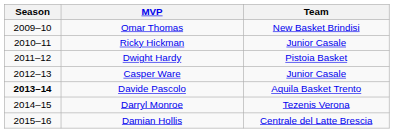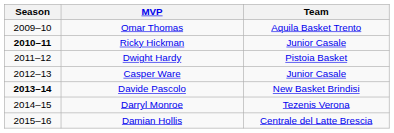(316, 27) New Basket Brindisi -> (316, 27) Aquila Basket Trento
(33, 43) normal -> (33, 43) bold
(316, 89) Aquila Basket Trento -> (316, 89) New Basket Brindisi
